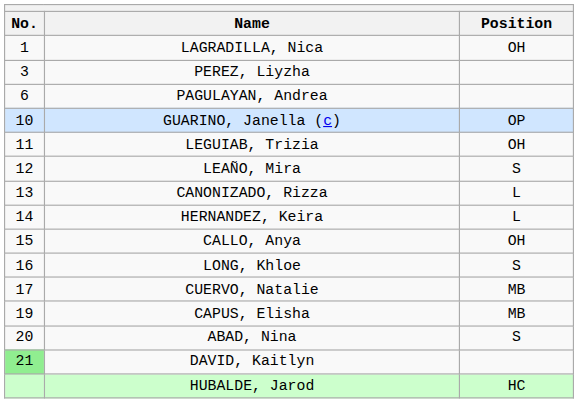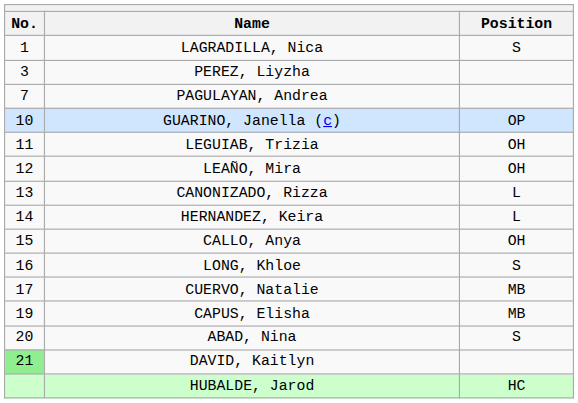(517, 48) OH -> (517, 48) S
(24, 96) 6 -> (24, 96) 7
(517, 169) S -> (517, 169) OH
